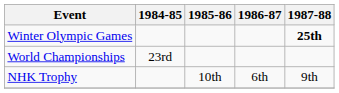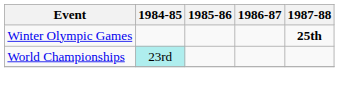(160, 56) no background -> (160, 56) paleturquoise background
- row: (42, 77)
